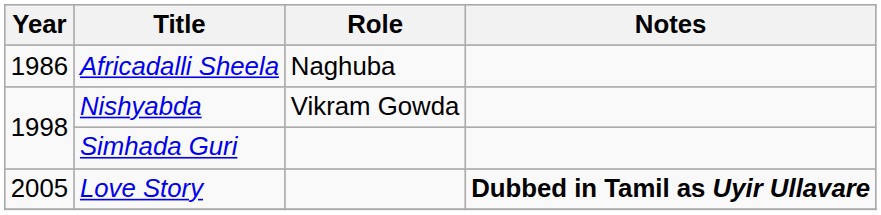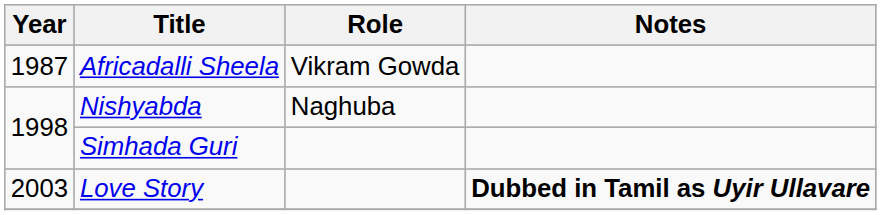(39, 65) 1986 -> (39, 65) 1987
(343, 65) Naghuba -> (375, 65) Vikram Gowda
(375, 106) Vikram Gowda -> (343, 106) Naghuba
(39, 188) 2005 -> (39, 188) 2003
